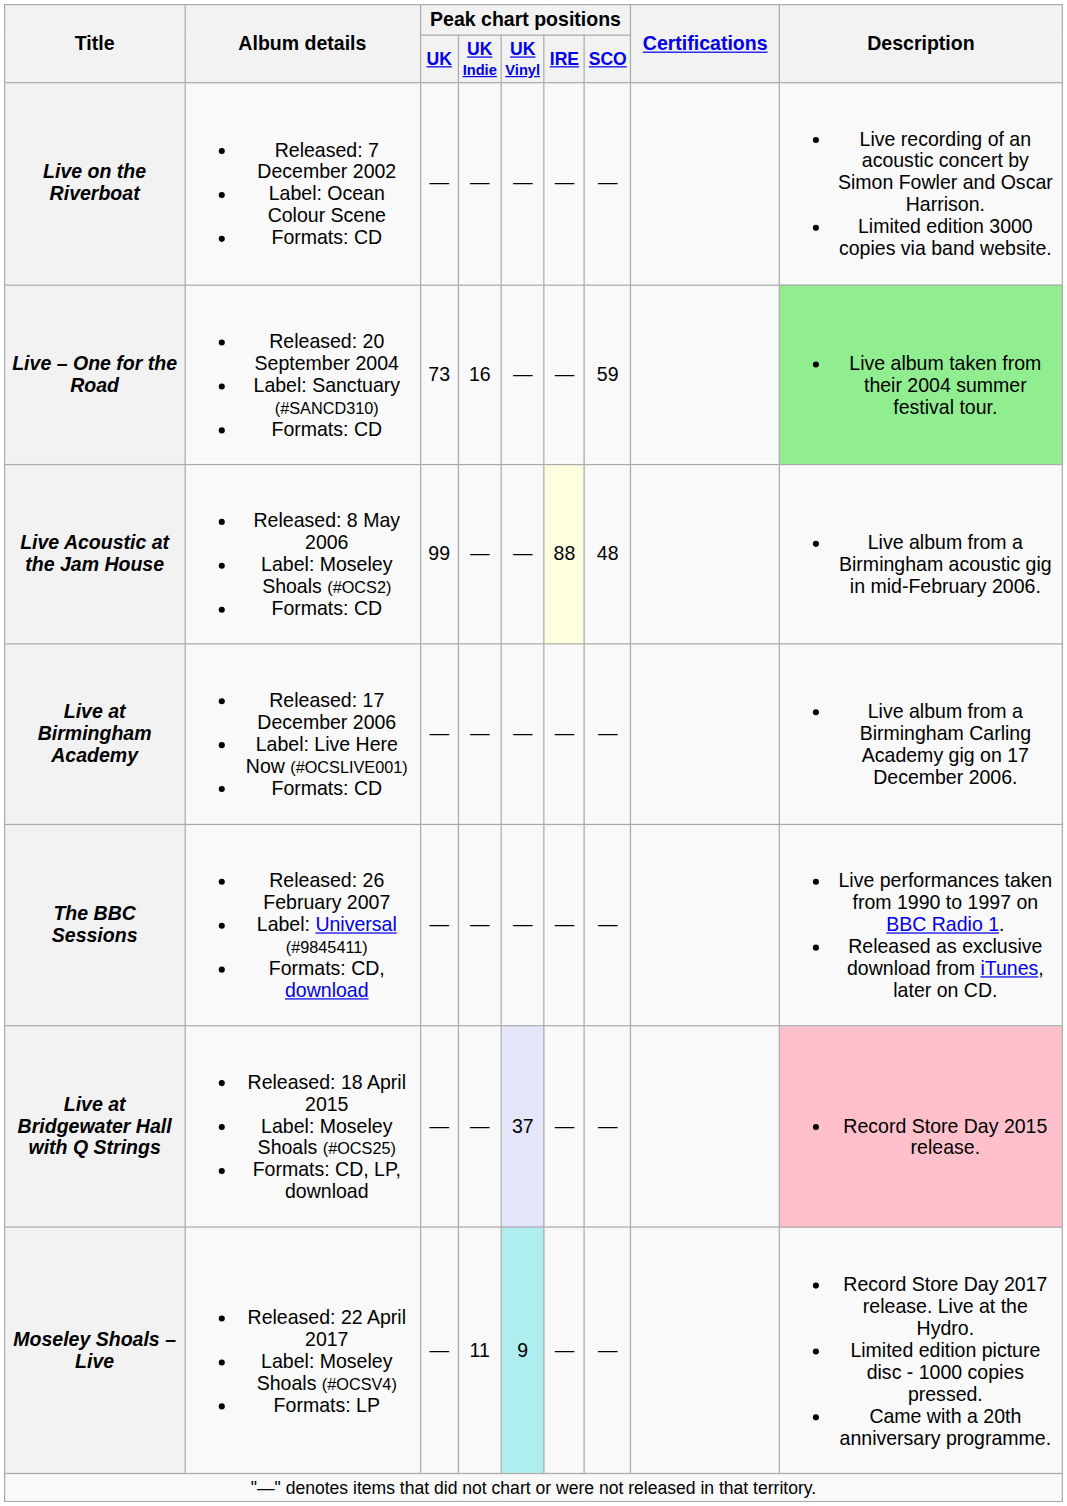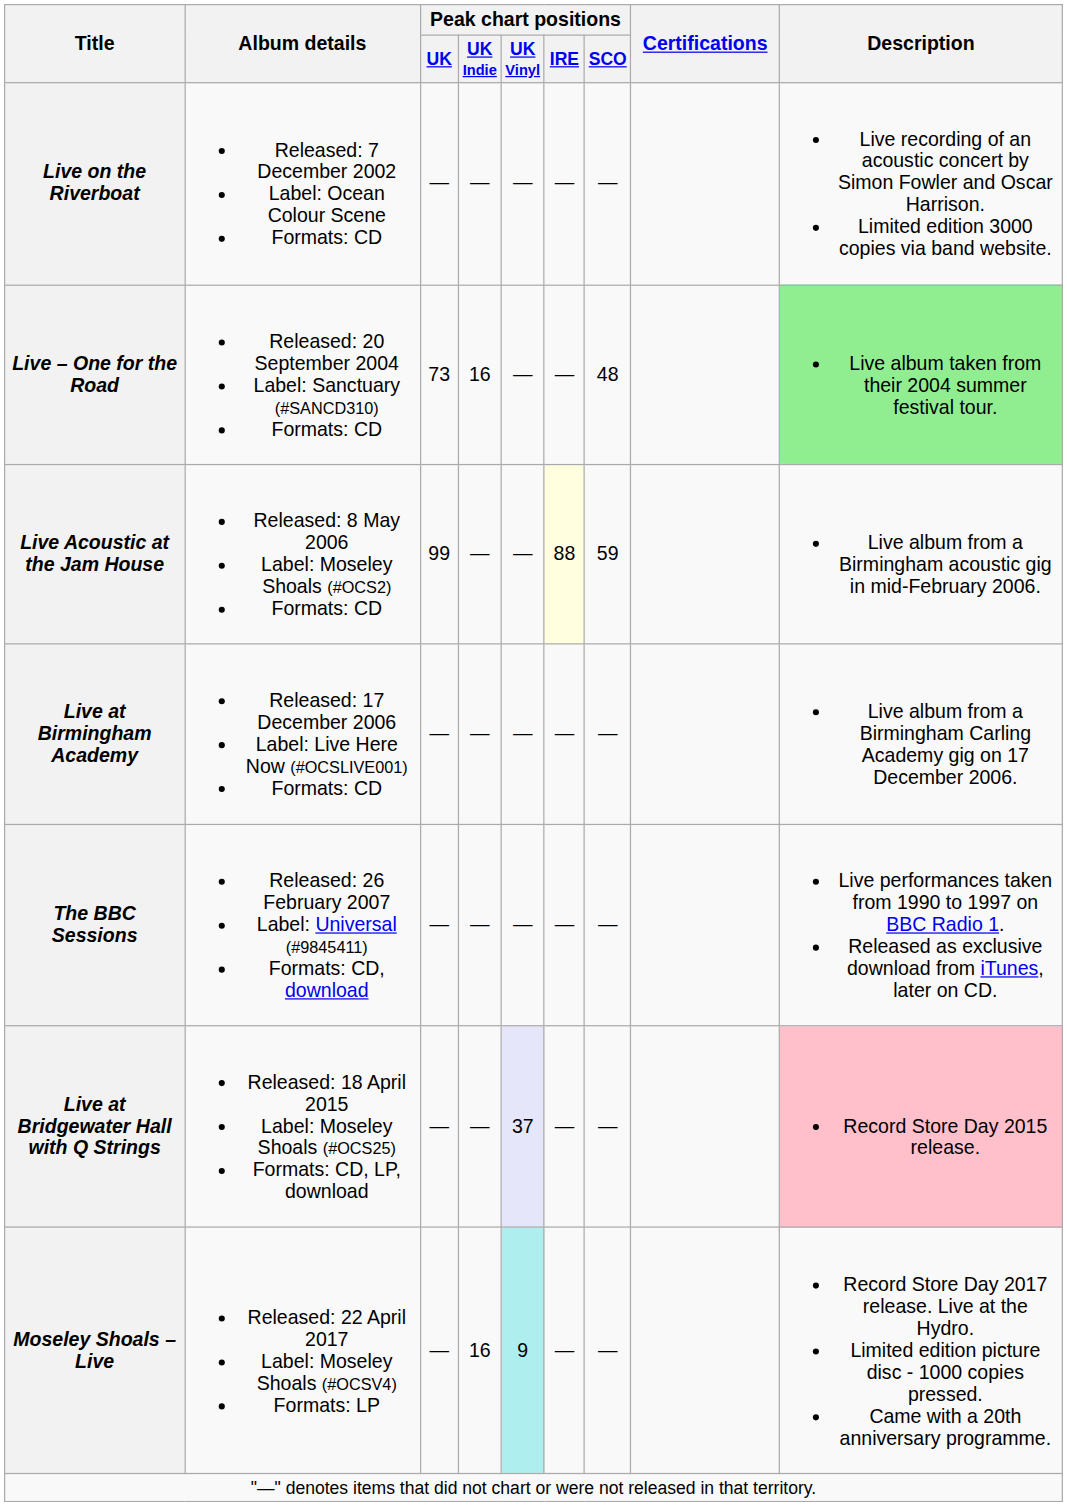(608, 374) 59 -> (608, 374) 48
(608, 554) 48 -> (608, 554) 59
(480, 1350) 11 -> (480, 1350) 16
